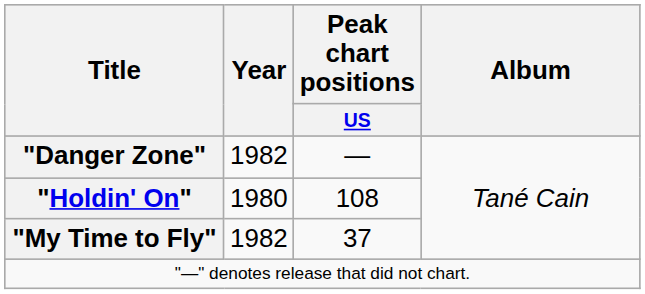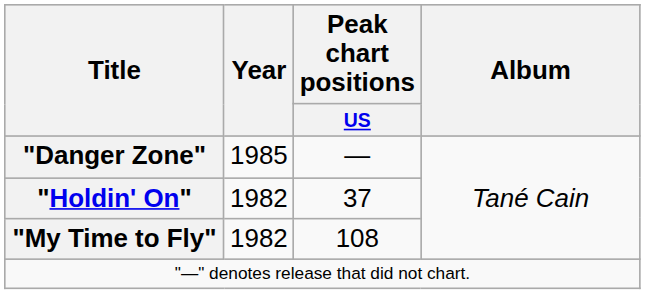(259, 156) 1982 -> (259, 156) 1985
(259, 197) 1980 -> (259, 197) 1982
(357, 197) 108 -> (357, 197) 37
(357, 238) 37 -> (357, 238) 108
